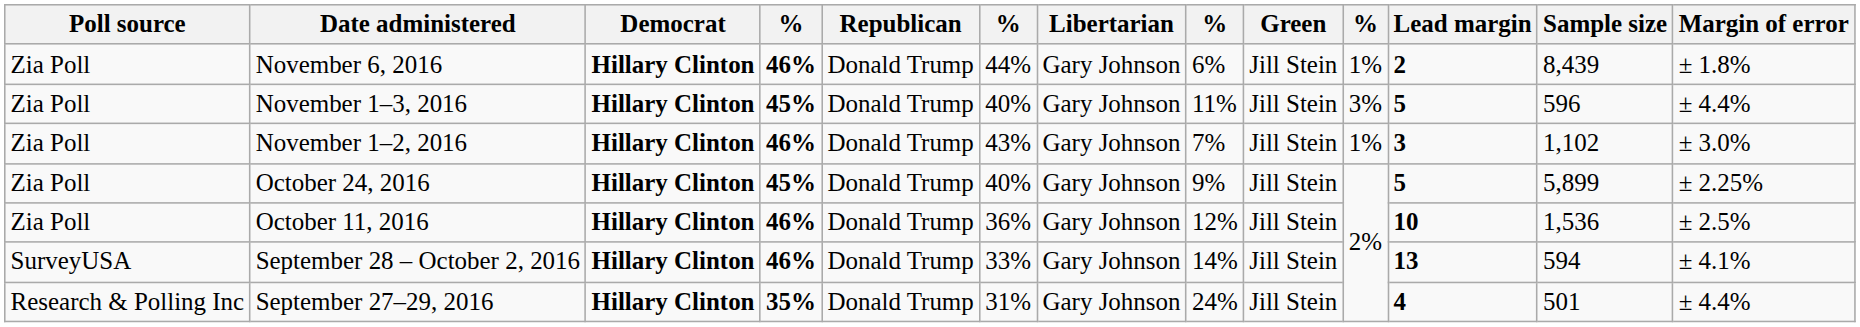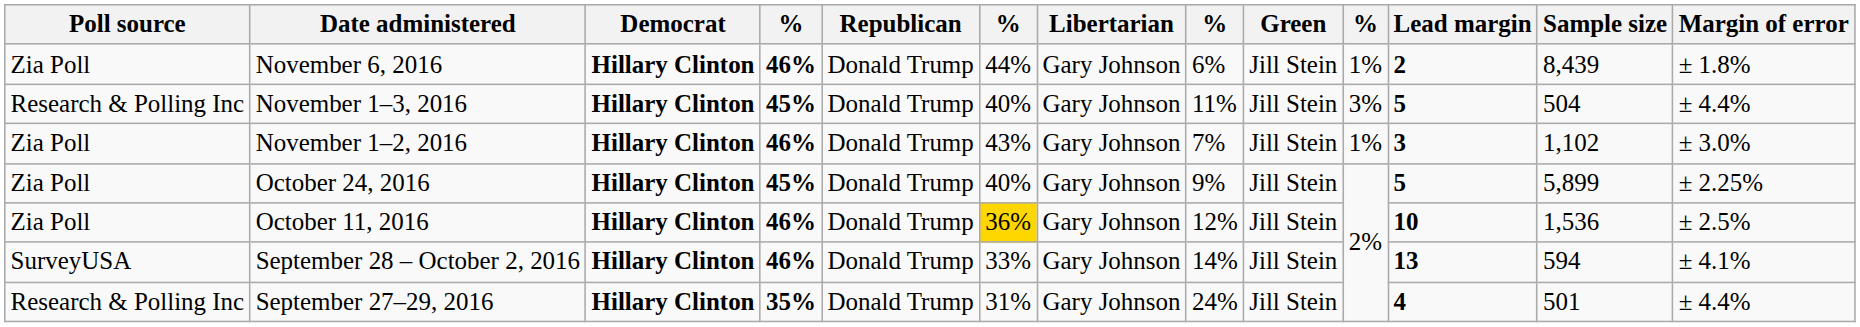(50, 103) Zia Poll -> (127, 103) Research & Polling Inc
(1562, 103) 596 -> (1562, 103) 504
(1008, 222) no background -> (1008, 222) gold background
